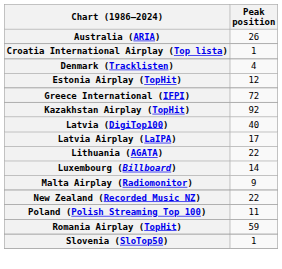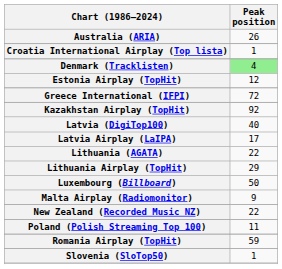(254, 66) no background -> (254, 66) lightgreen background
+ row: (117, 168)
(254, 168) 14 -> (254, 183) 50
